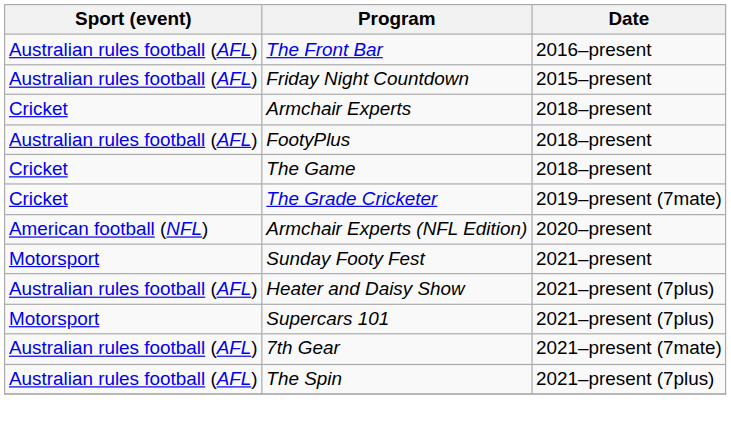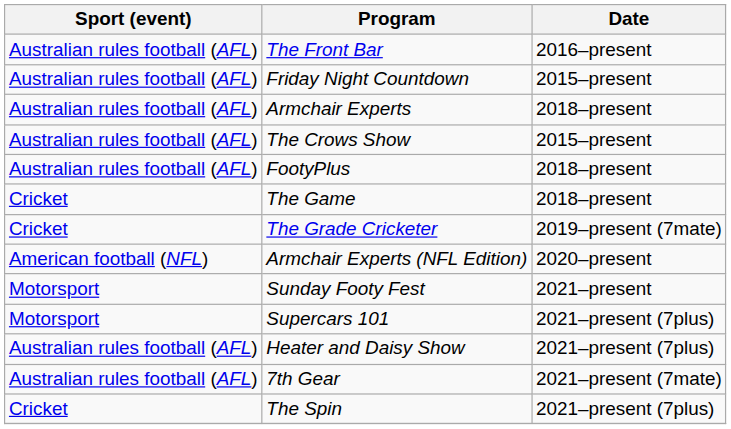(38, 109) Cricket -> (133, 109) Australian rules football (AFL)
+ row: (338, 139)
rows swapped: (366, 288) <-> (328, 318)
(133, 378) Australian rules football (AFL) -> (38, 408) Cricket
